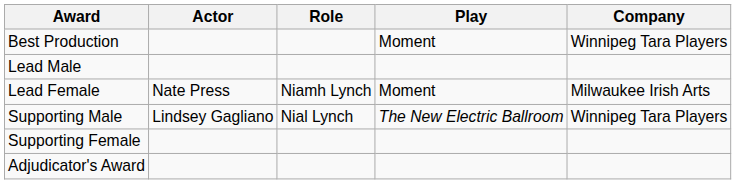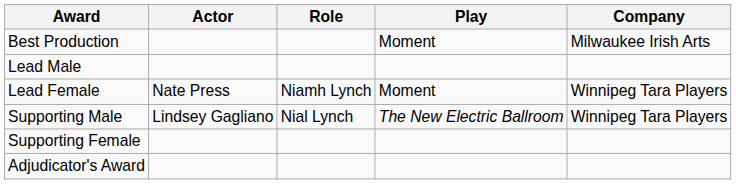(649, 41) Winnipeg Tara Players -> (640, 41) Milwaukee Irish Arts
(640, 91) Milwaukee Irish Arts -> (649, 91) Winnipeg Tara Players
